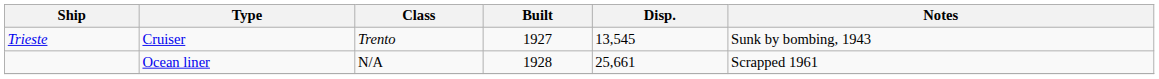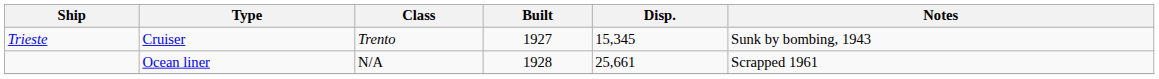(615, 39) 13,545 -> (615, 39) 15,345
